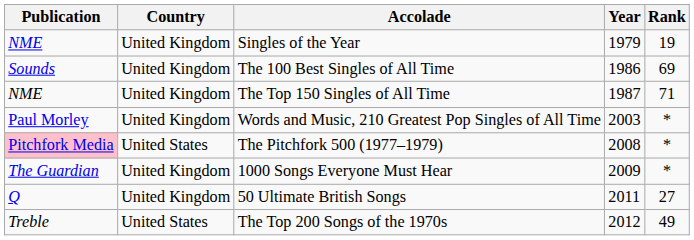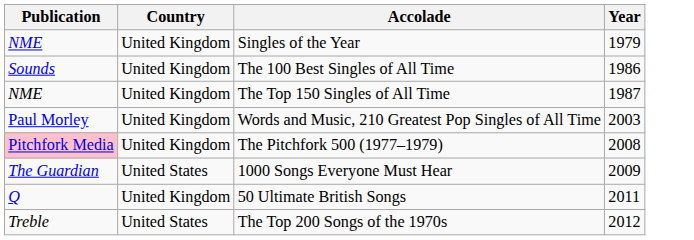- column: (667, 17)
(164, 145) United States -> (176, 145) United Kingdom
(176, 171) United Kingdom -> (164, 171) United States
